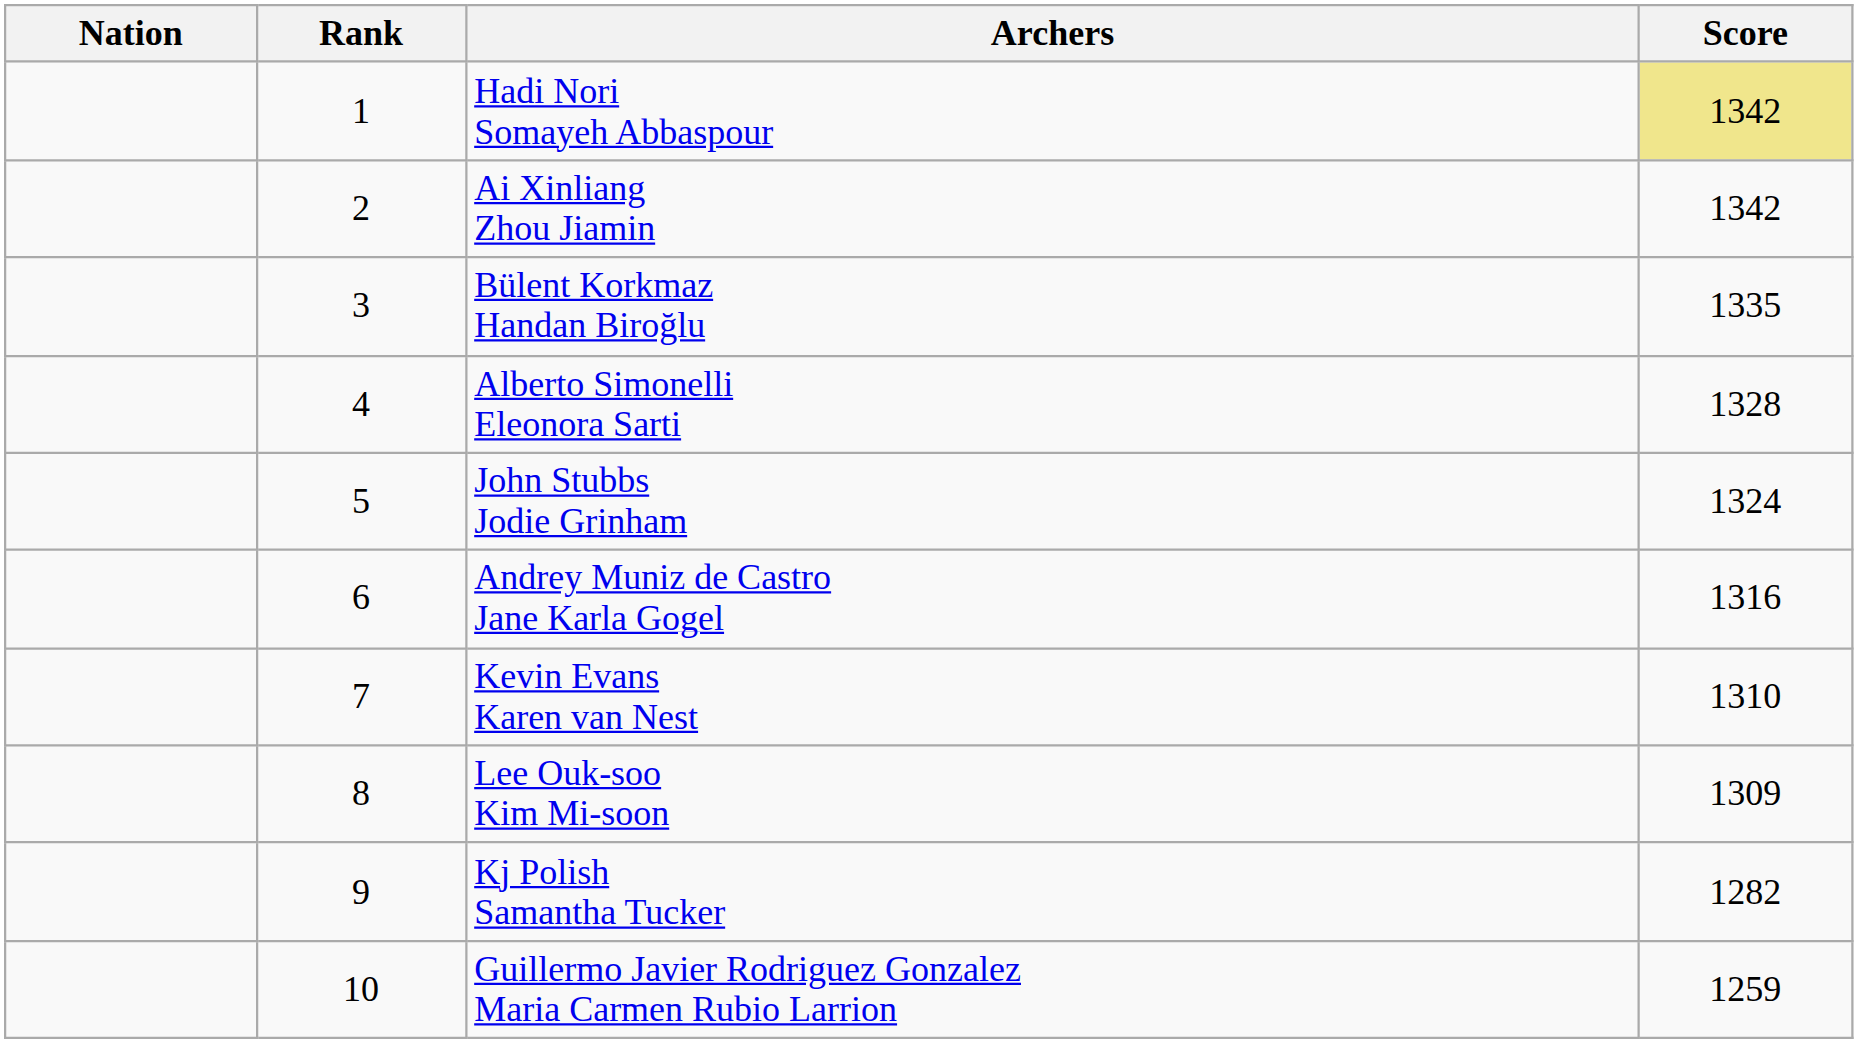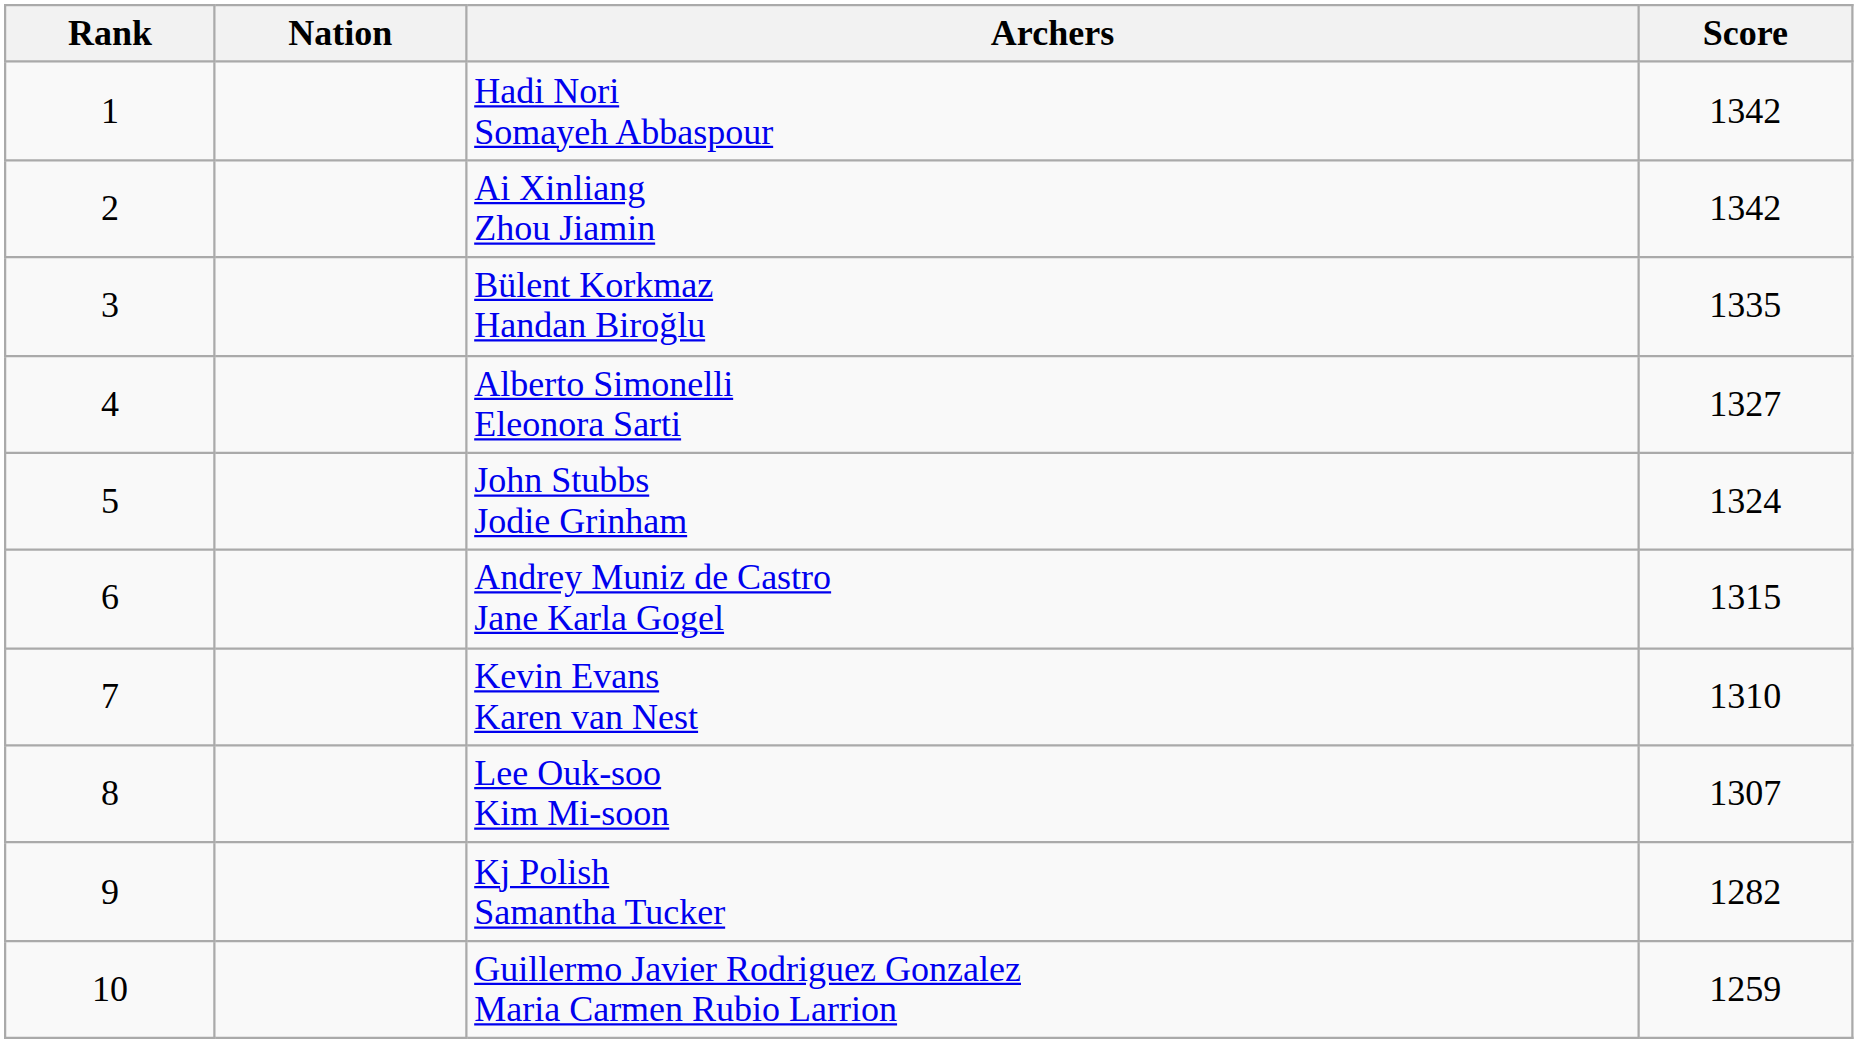columns swapped: (361, 33) <-> (131, 33)
(1745, 110) khaki background -> (1745, 110) no background
(1745, 403) 1328 -> (1745, 403) 1327
(1745, 598) 1316 -> (1745, 598) 1315
(1745, 793) 1309 -> (1745, 793) 1307
